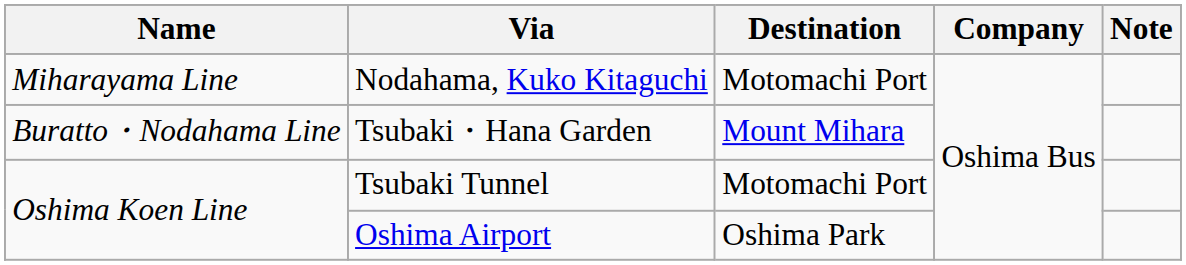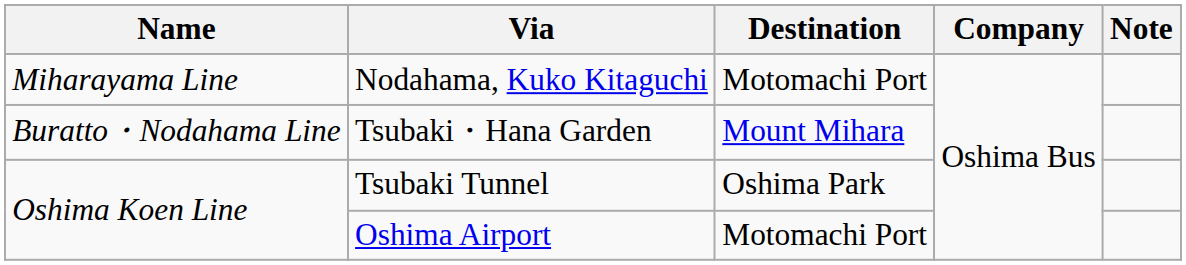(825, 184) Motomachi Port -> (804, 184) Oshima Park
(804, 234) Oshima Park -> (825, 234) Motomachi Port
